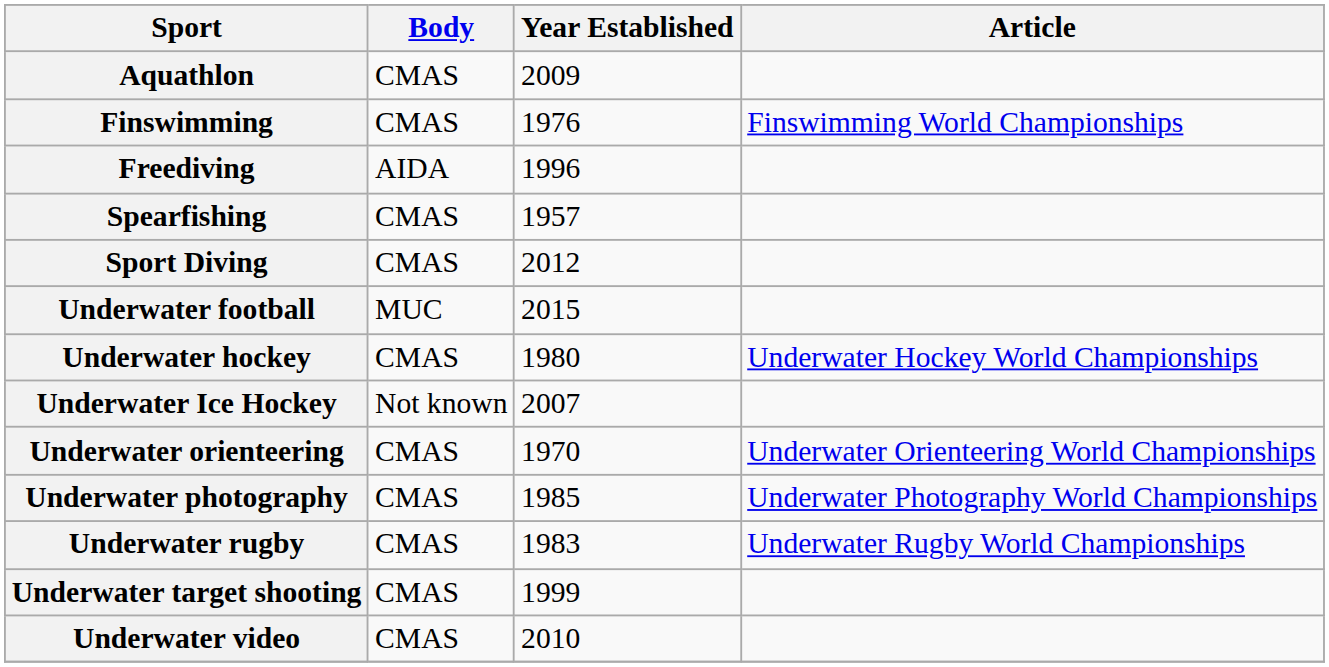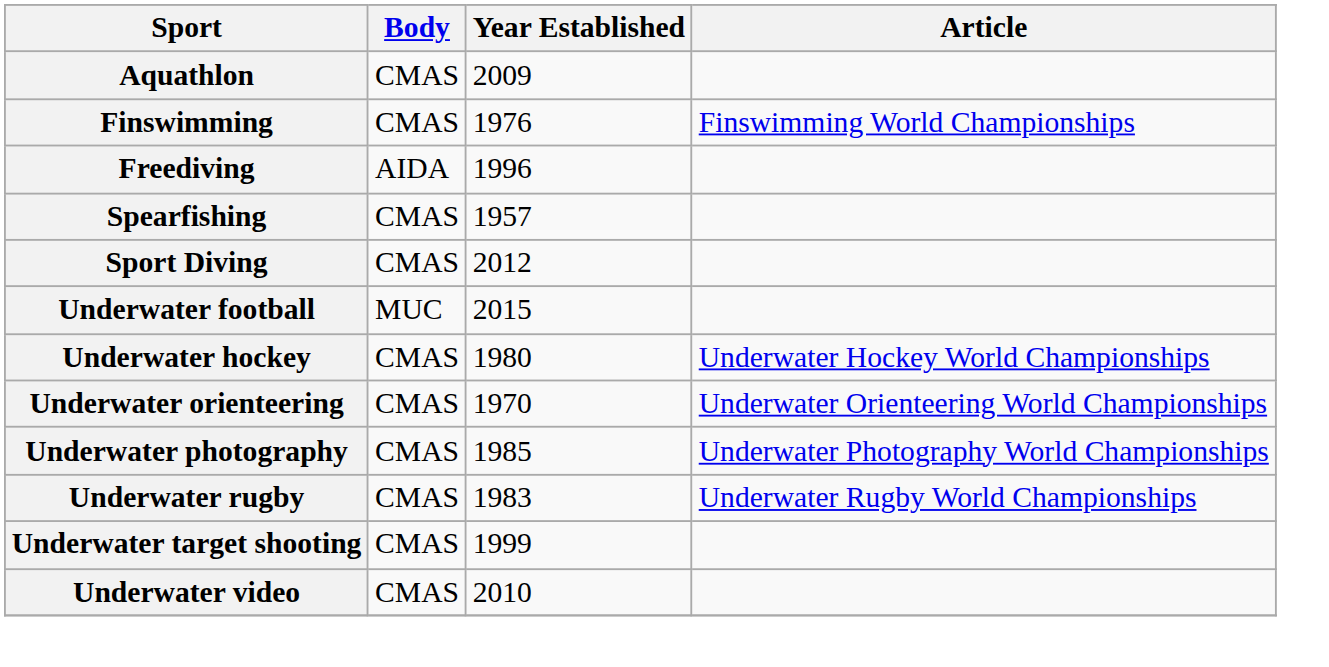- row: (187, 403)
